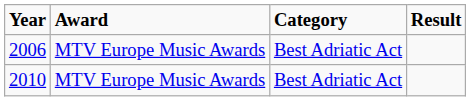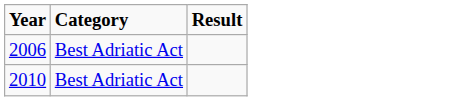- column: (82, 19)
